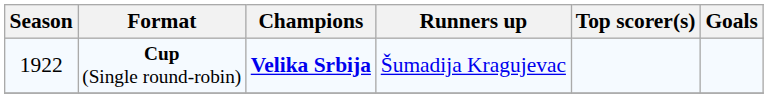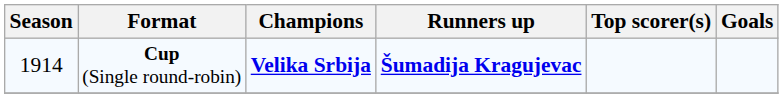(41, 65) 1922 -> (41, 65) 1914
(473, 65) normal -> (481, 65) bold
